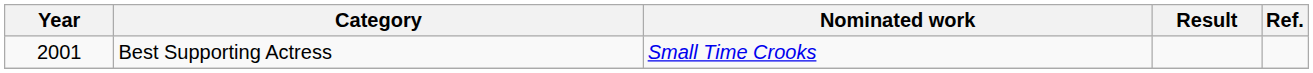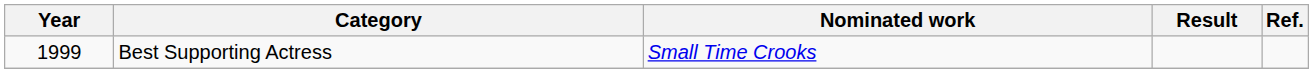(59, 52) 2001 -> (59, 52) 1999
